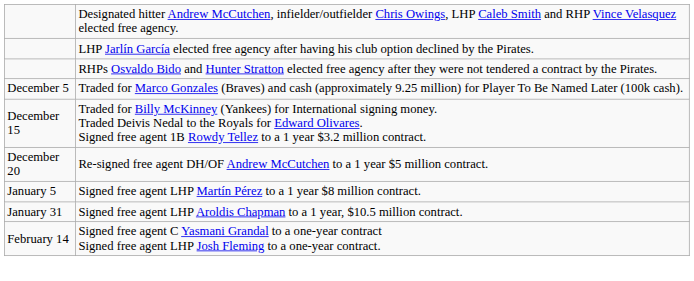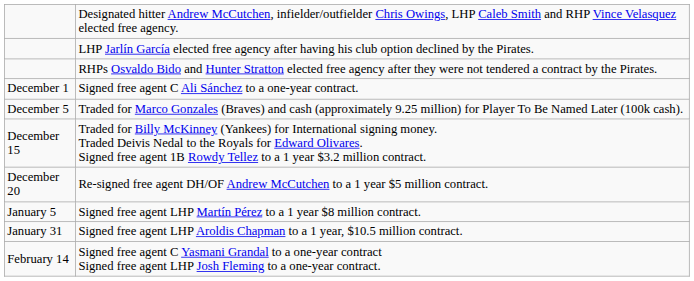+ row: (218, 88)
